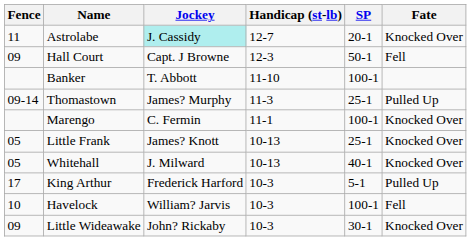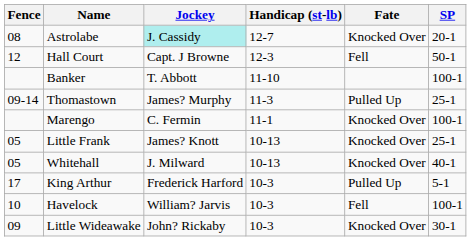columns swapped: (363, 15) <-> (424, 15)
(14, 36) 11 -> (14, 36) 08
(14, 57) 09 -> (14, 57) 12
